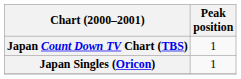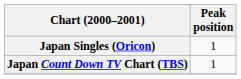rows swapped: (97, 64) <-> (97, 45)
